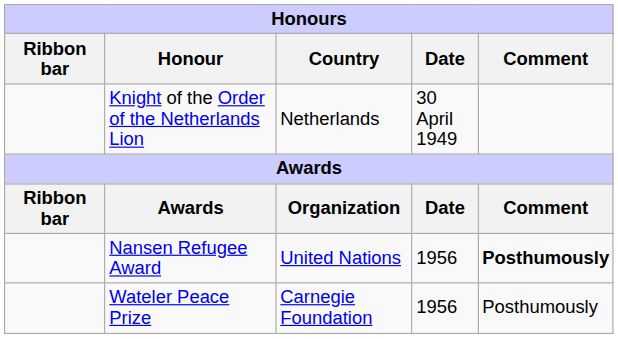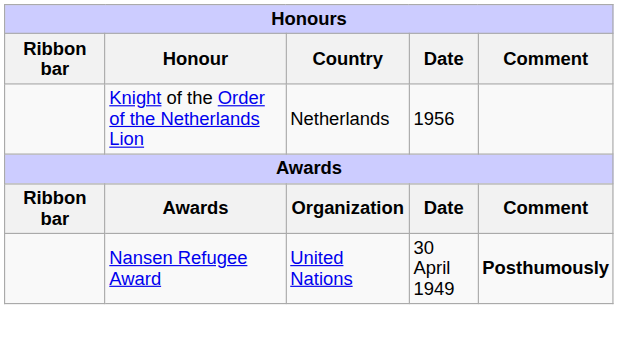(437, 118) 30 April 1949 -> (434, 118) 1956
(437, 258) 1956 -> (434, 268) 30 April 1949
- row: (169, 308)
